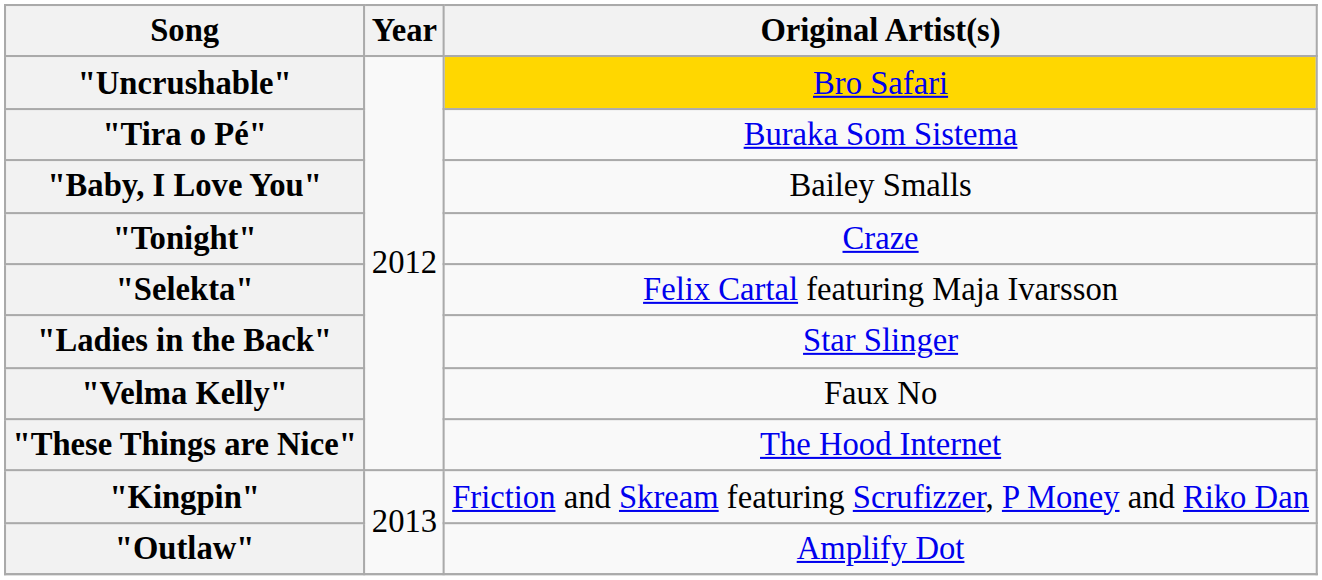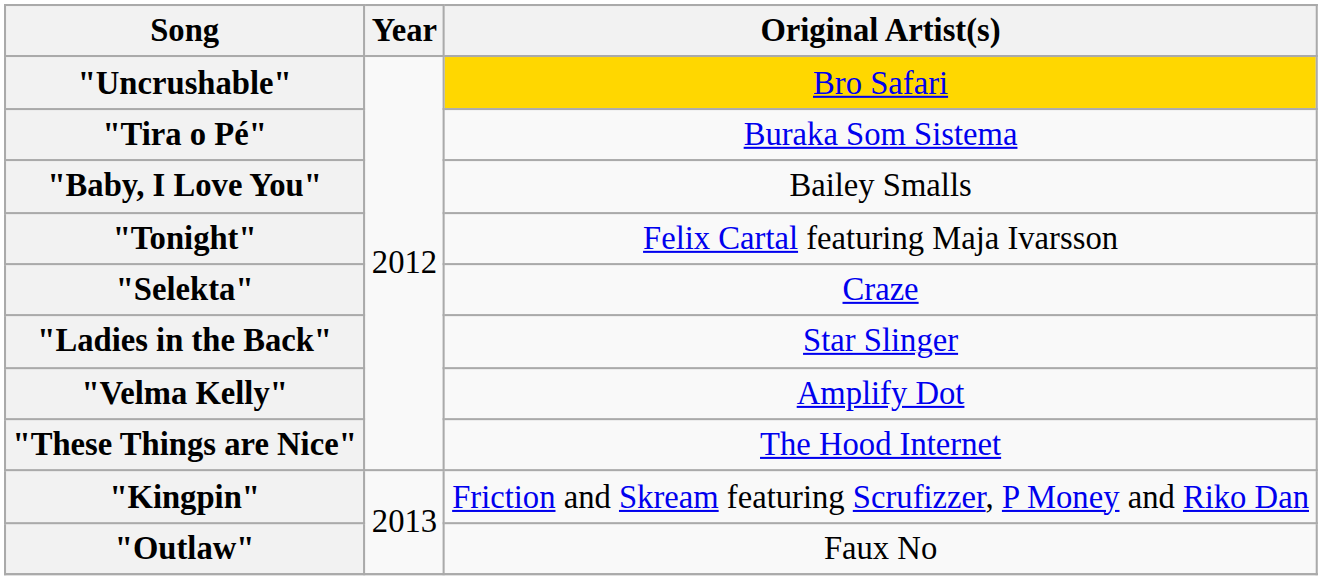(881, 237) Craze -> (881, 237) Felix Cartal featuring Maja Ivarsson
(881, 289) Felix Cartal featuring Maja Ivarsson -> (881, 289) Craze
(881, 392) Faux No -> (881, 392) Amplify Dot
(881, 548) Amplify Dot -> (881, 548) Faux No
